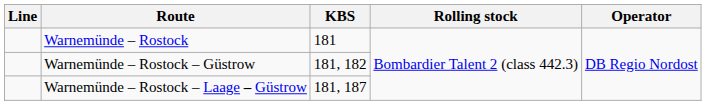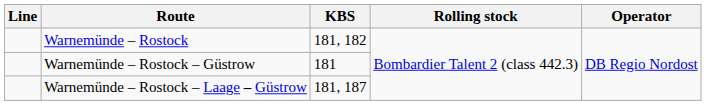(325, 40) 181 -> (340, 40) 181, 182
(340, 64) 181, 182 -> (325, 64) 181
